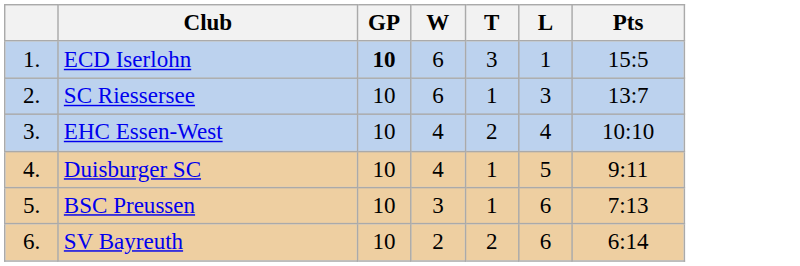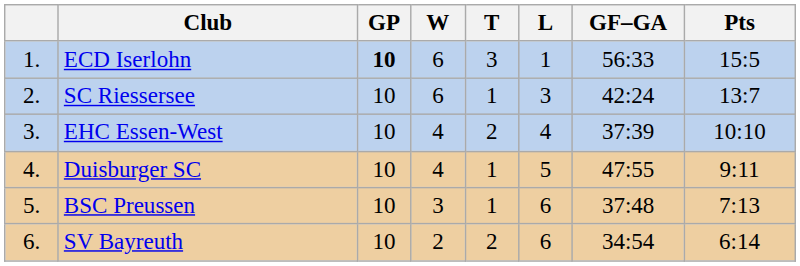+ column: (628, 22)
